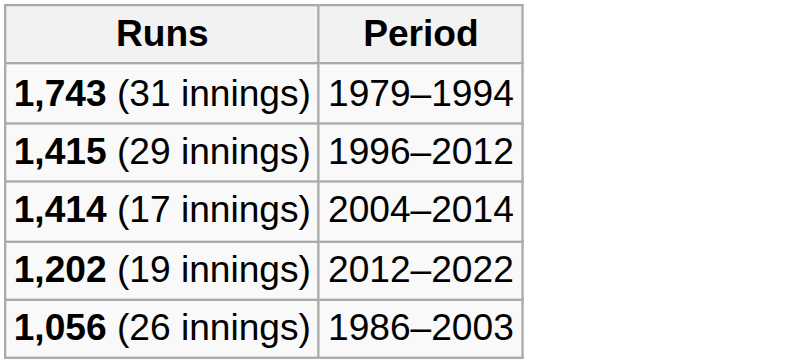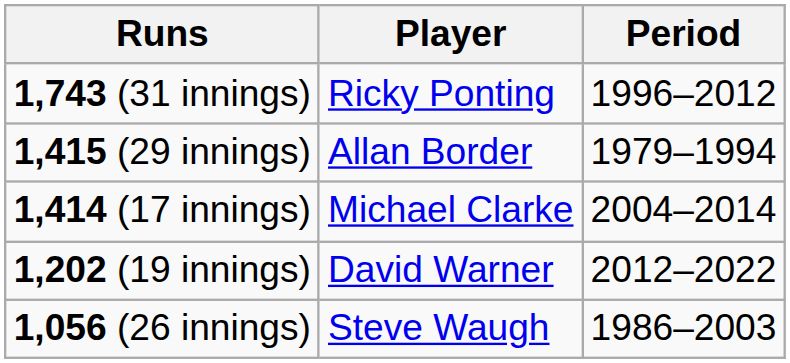+ column: (451, 33)
(421, 92) 1979–1994 -> (684, 92) 1996–2012
(421, 151) 1996–2012 -> (684, 151) 1979–1994
